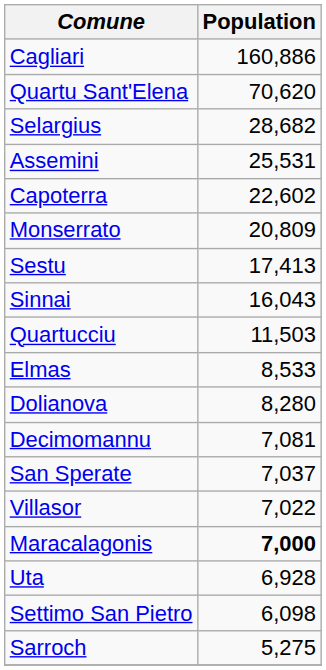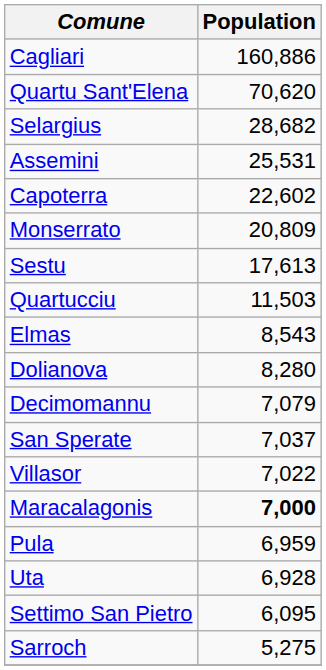(282, 265) 17,413 -> (282, 265) 17,613
- row: (40, 299)
(288, 369) 8,533 -> (288, 334) 8,543
(288, 439) 7,081 -> (288, 404) 7,079
+ row: (32, 543)
(288, 612) 6,098 -> (288, 612) 6,095
